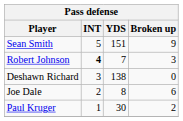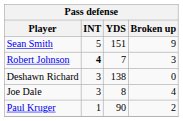(99, 92) 2 -> (99, 92) 3
(174, 92) 6 -> (174, 92) 4
(121, 108) 30 -> (121, 108) 90
